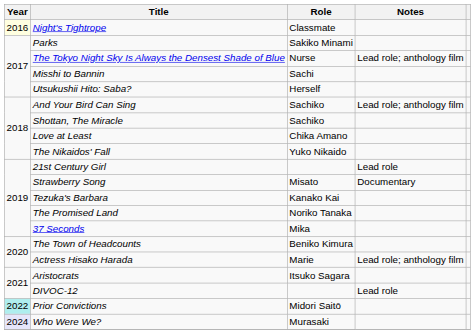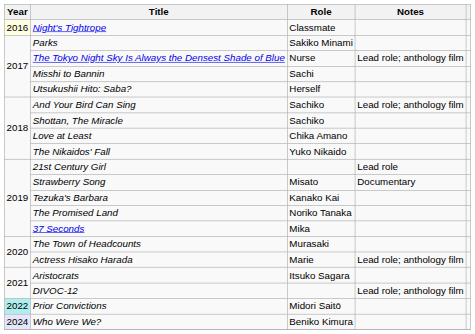(321, 244) Beniko Kimura -> (309, 244) Murasaki
(378, 290) Lead role -> (410, 290) Lead role; anthology film
(309, 321) Murasaki -> (321, 321) Beniko Kimura
